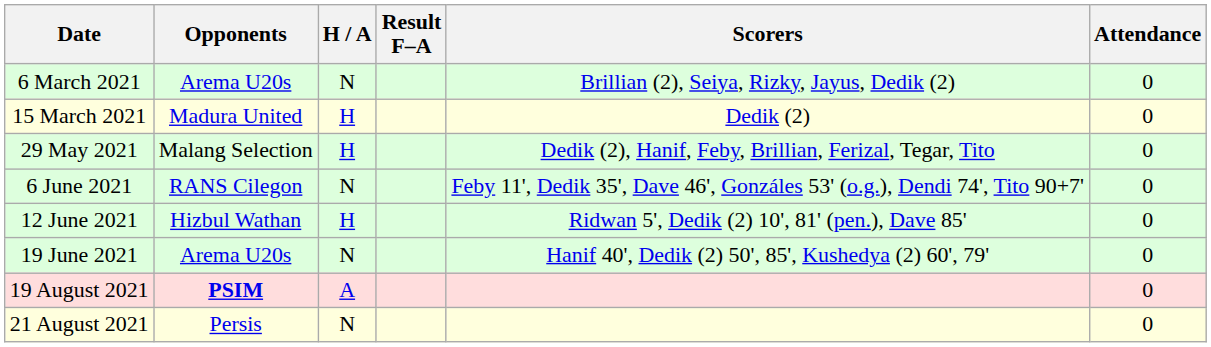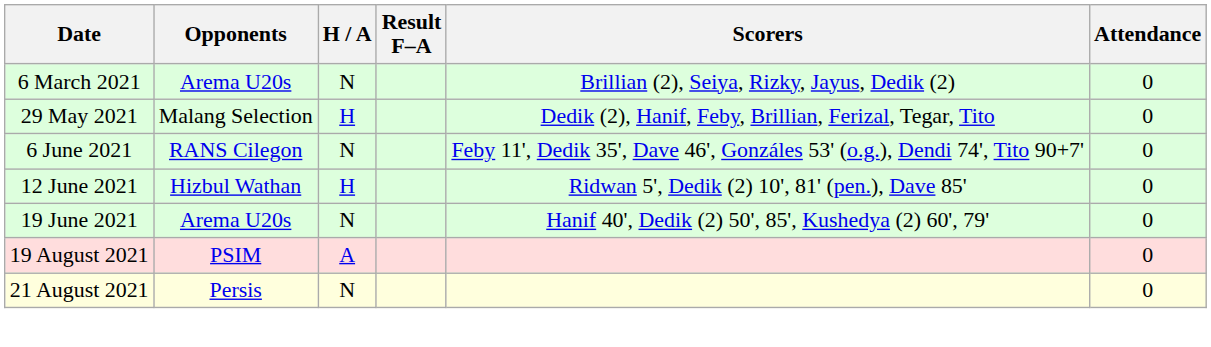- row: (79, 116)
(236, 289) bold -> (236, 255) normal
